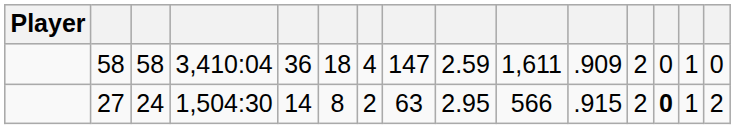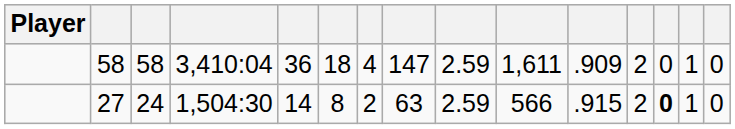(466, 103) 2.95 -> (466, 103) 2.59
(717, 103) 2 -> (717, 103) 0
